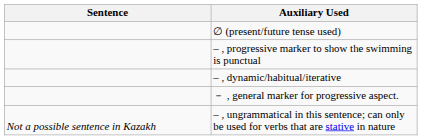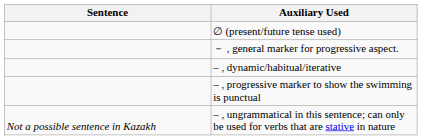rows swapped: (306, 95) <-> (313, 54)
